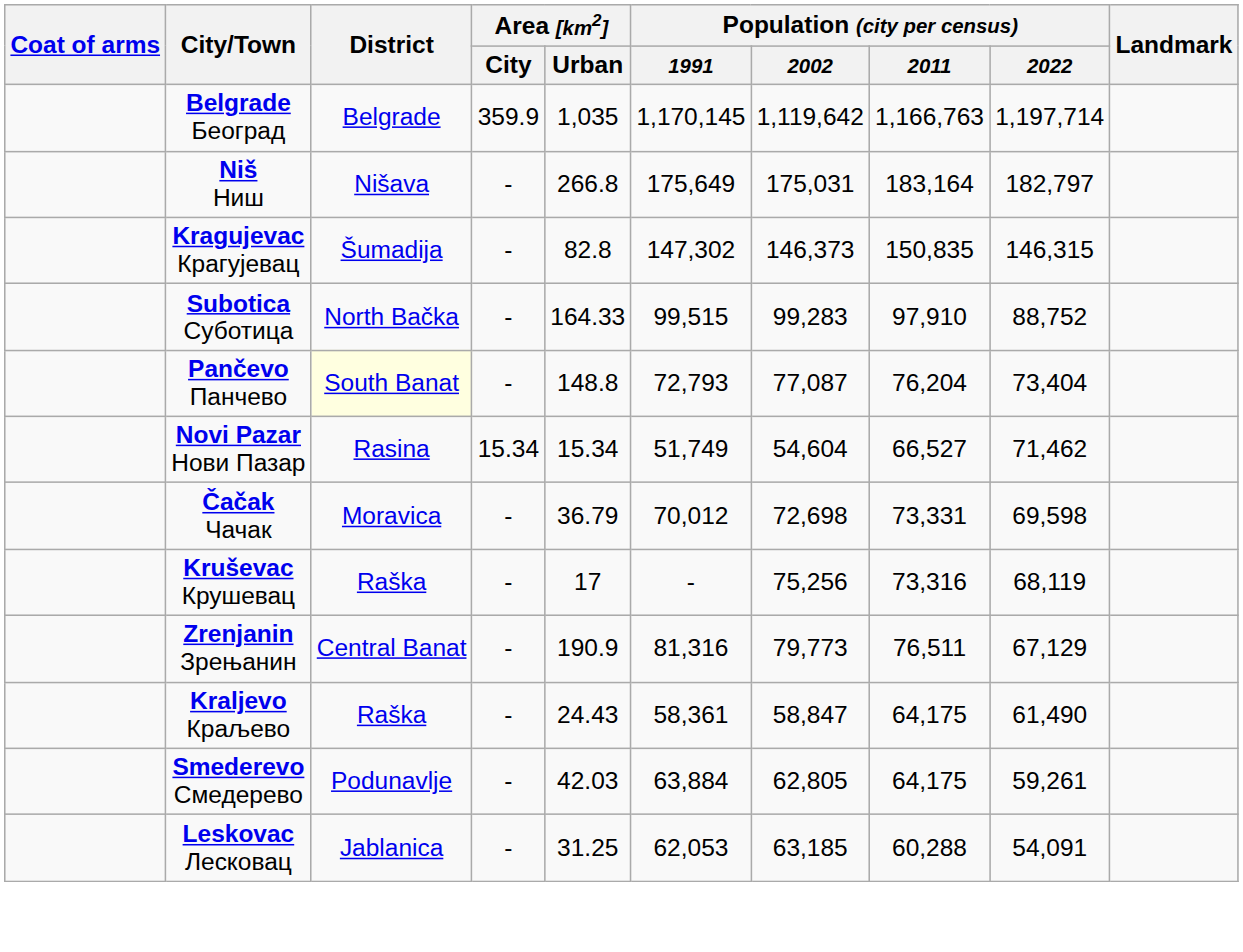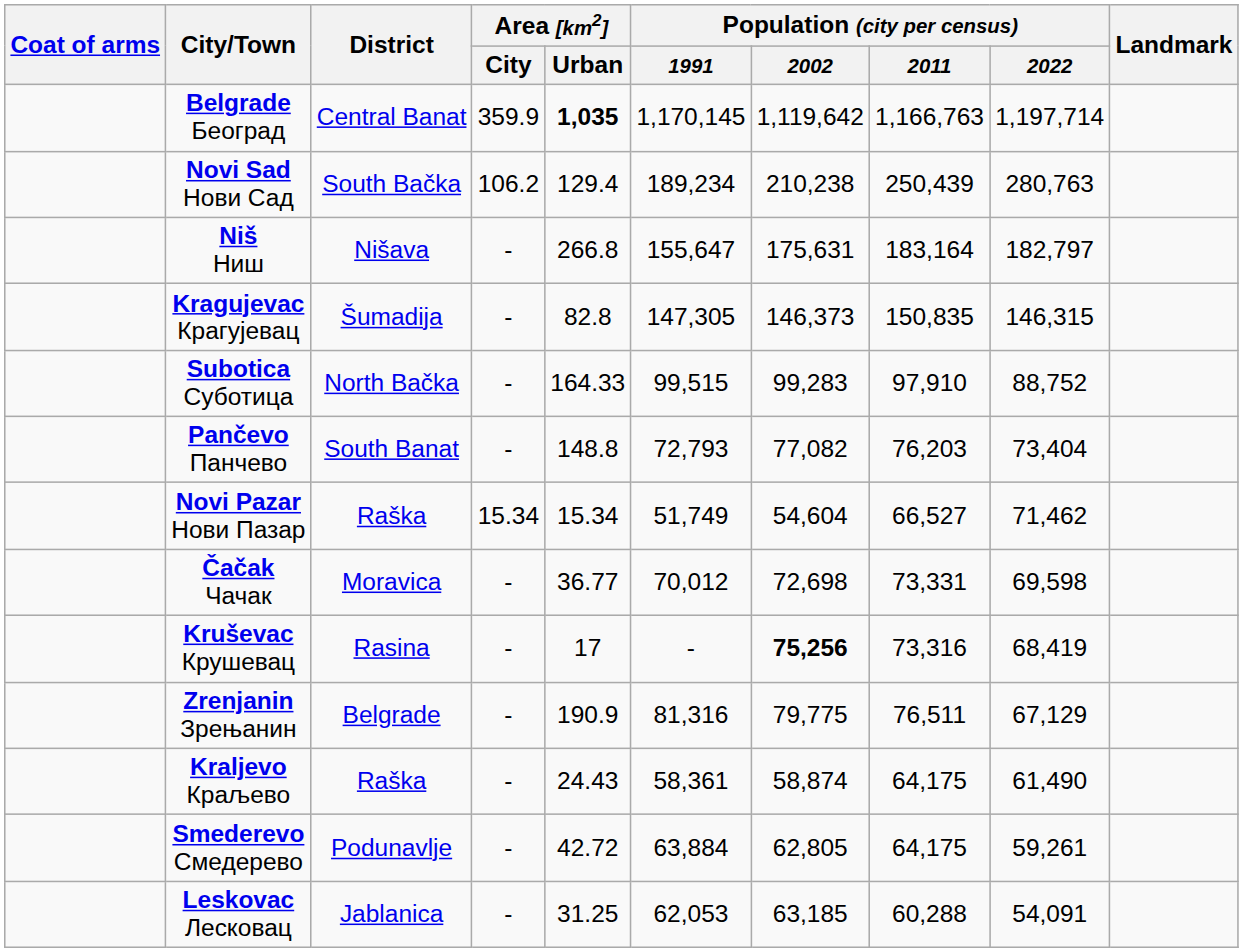(392, 117) Belgrade -> (392, 117) Central Banat
(588, 117) normal -> (588, 117) bold
+ row: (238, 183)
(691, 183) 175,649 -> (691, 250) 155,647
(810, 183) 175,031 -> (810, 250) 175,631
(691, 250) 147,302 -> (691, 316) 147,305
(392, 382) lightyellow background -> (392, 449) no background
(810, 382) 77,087 -> (810, 449) 77,082
(930, 382) 76,204 -> (930, 449) 76,203
(392, 449) Rasina -> (392, 515) Raška
(588, 515) 36.79 -> (588, 582) 36.77
(392, 582) Raška -> (392, 648) Rasina
(810, 582) normal -> (810, 648) bold
(1050, 582) 68,119 -> (1050, 648) 68,419
(392, 648) Central Banat -> (392, 714) Belgrade
(810, 648) 79,773 -> (810, 714) 79,775
(810, 714) 58,847 -> (810, 781) 58,874
(588, 781) 42.03 -> (588, 847) 42.72
